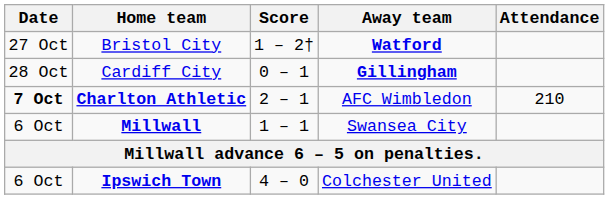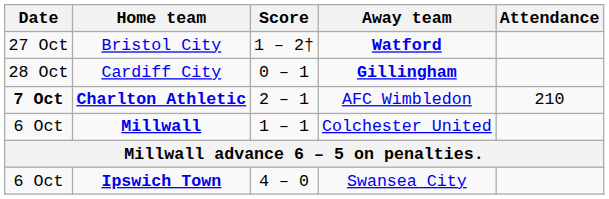(407, 127) Swansea City -> (407, 127) Colchester United
(407, 181) Colchester United -> (407, 181) Swansea City
